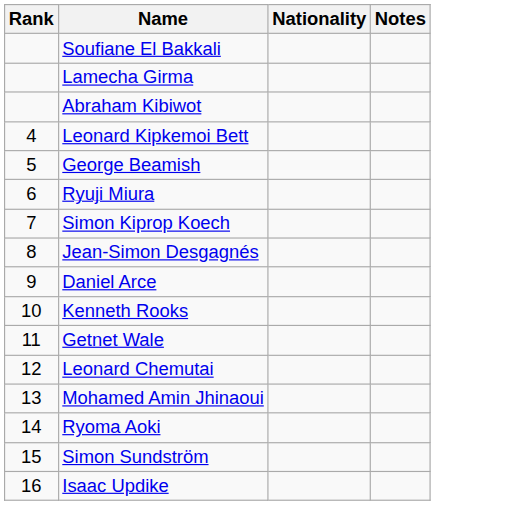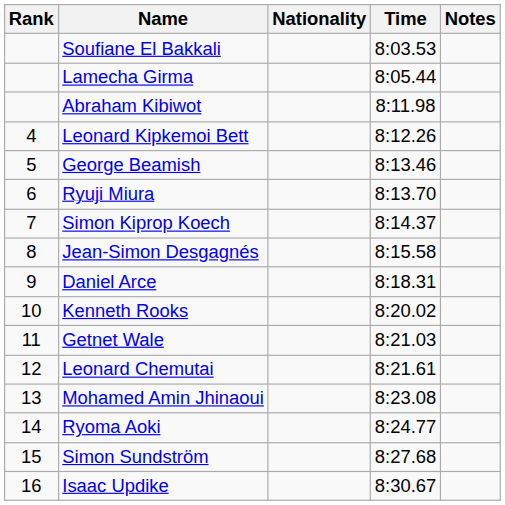+ column: (406, 19)
